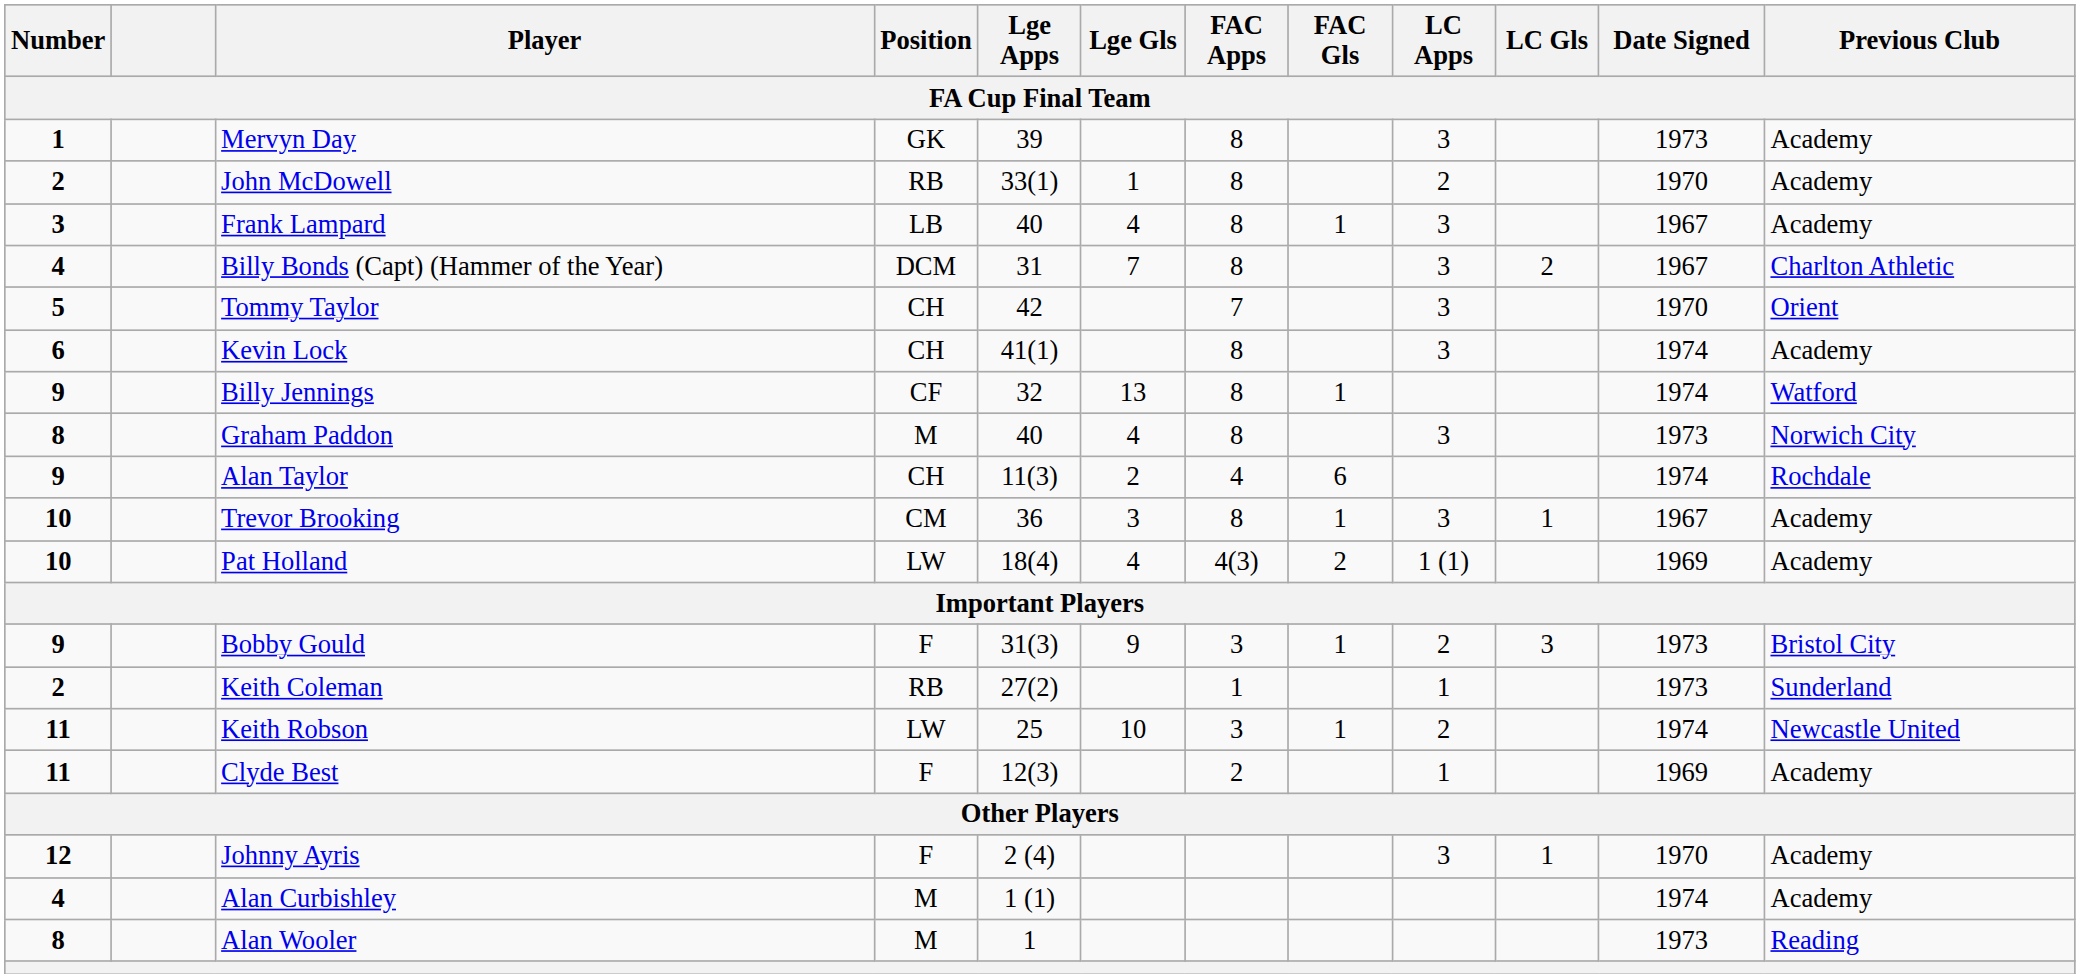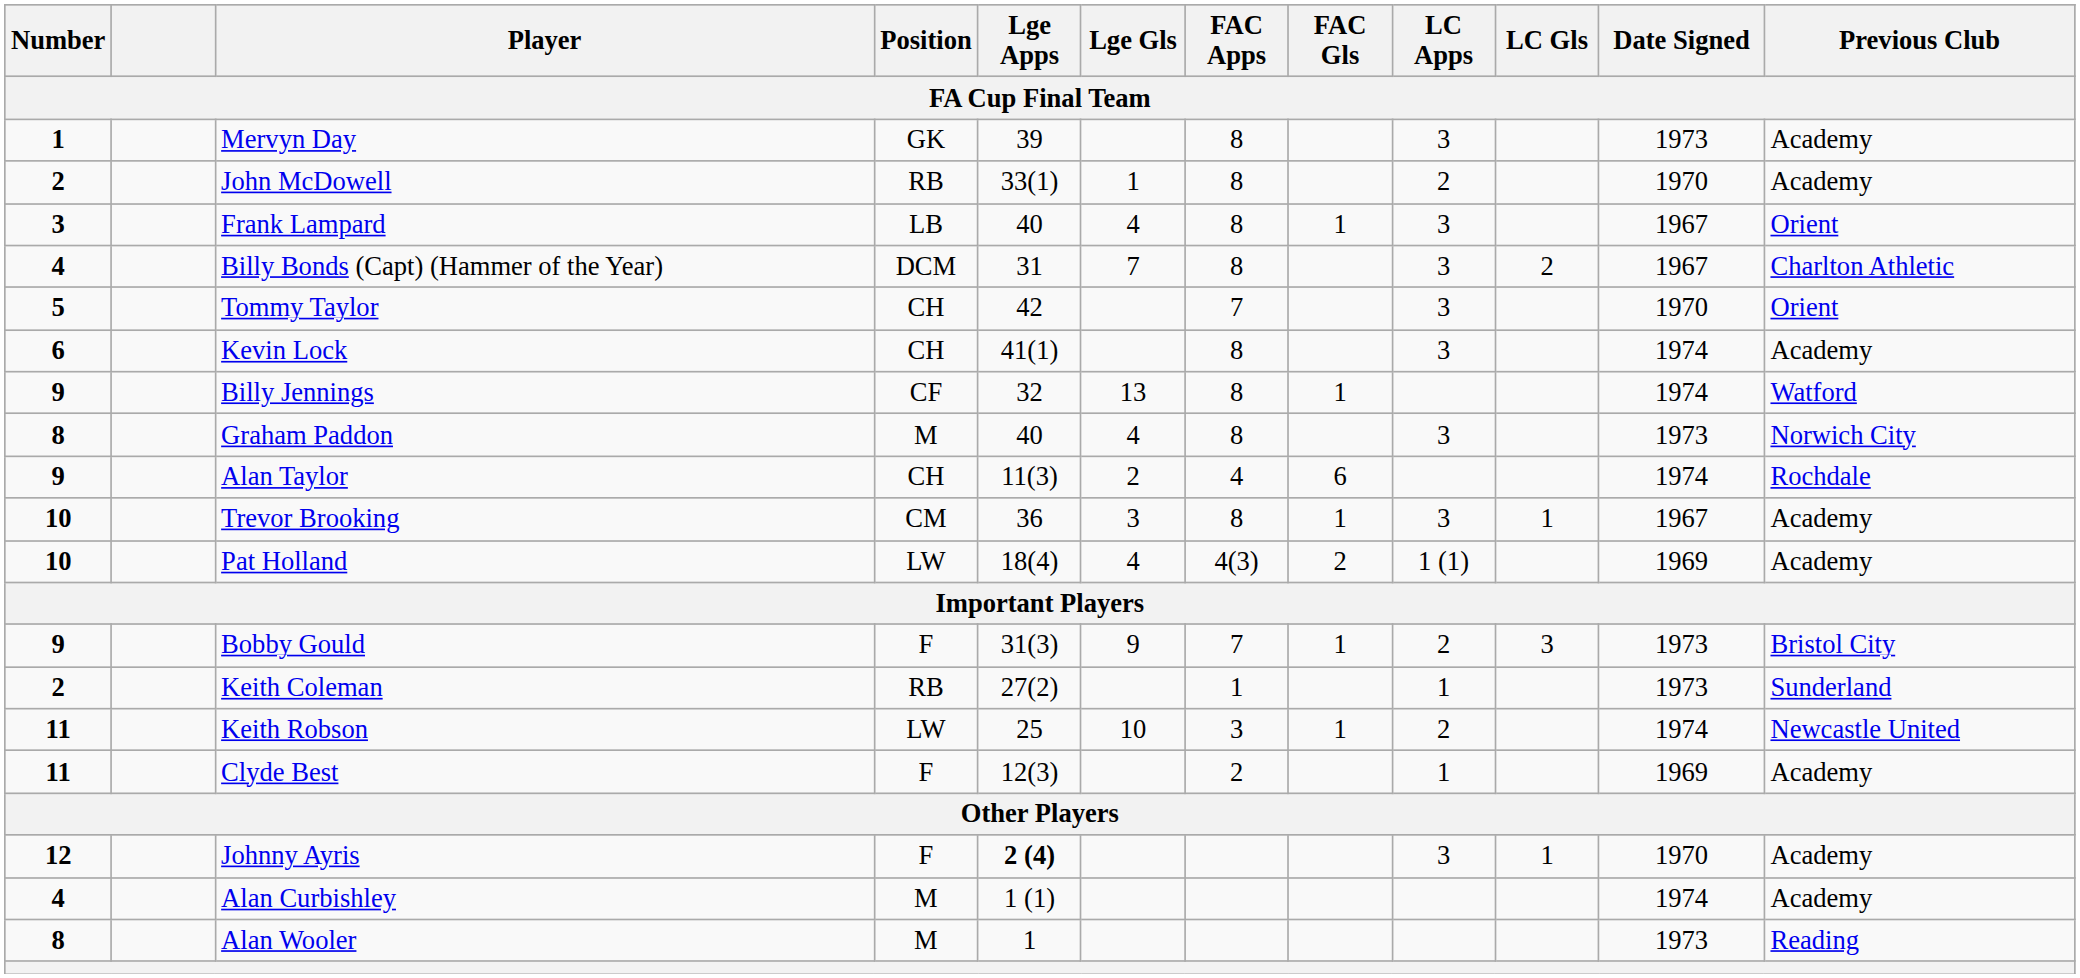(1821, 223) Academy -> (1804, 223) Orient
(1237, 645) 3 -> (1237, 645) 7
(1030, 855) normal -> (1030, 855) bold
